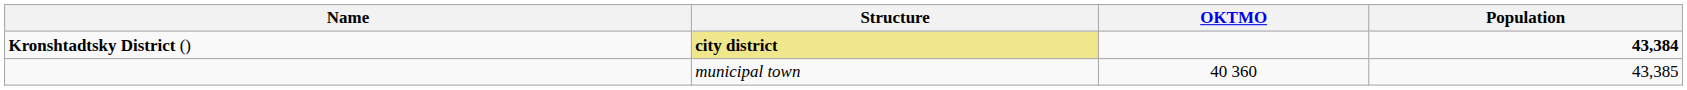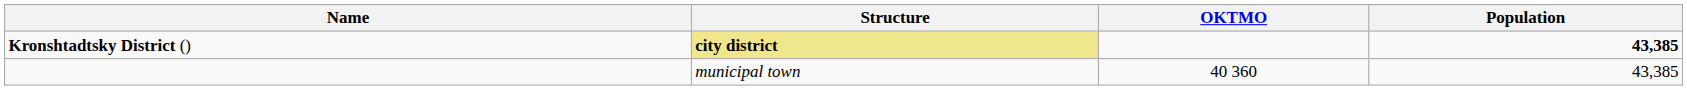(1655, 44) 43,384 -> (1655, 44) 43,385
